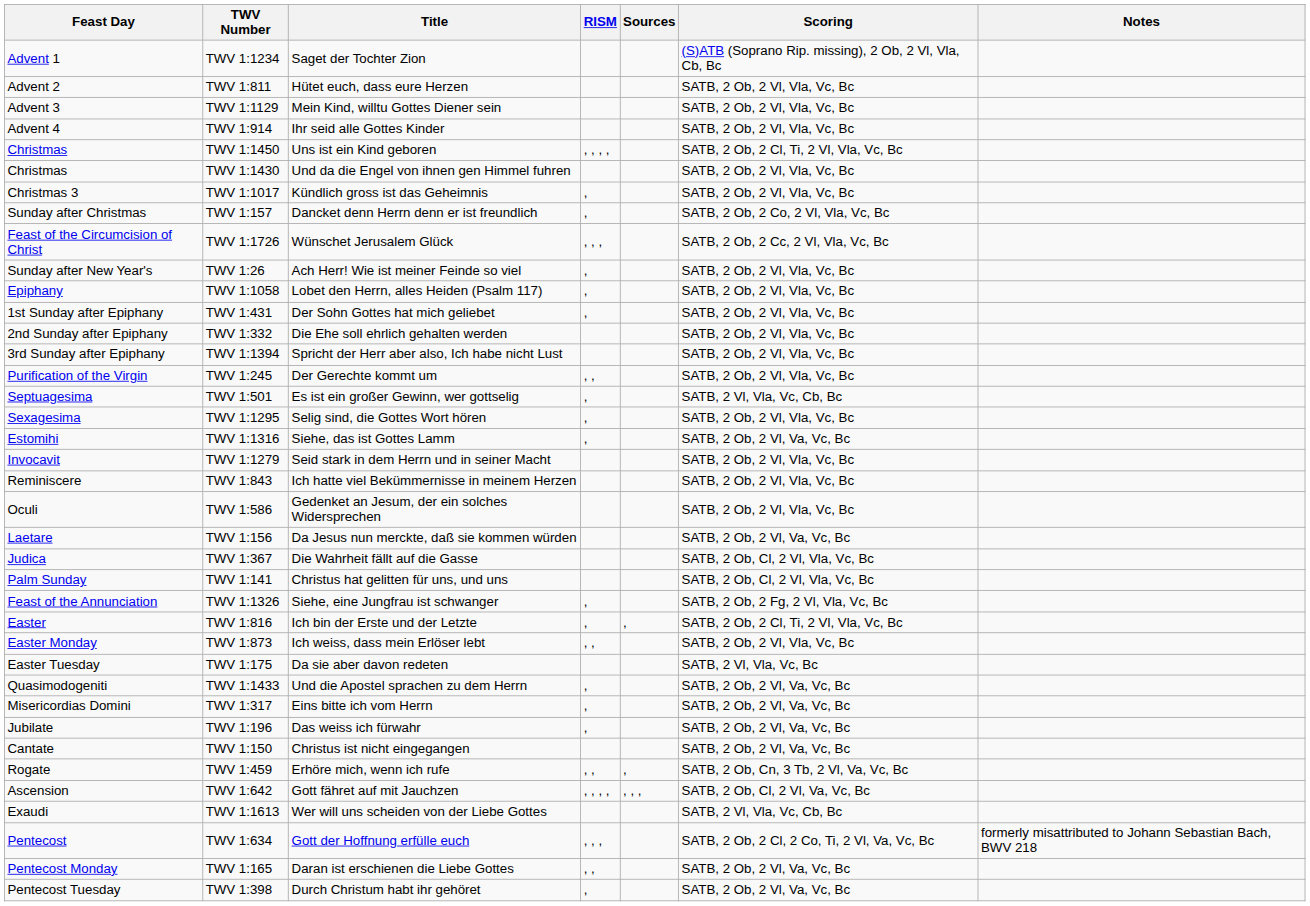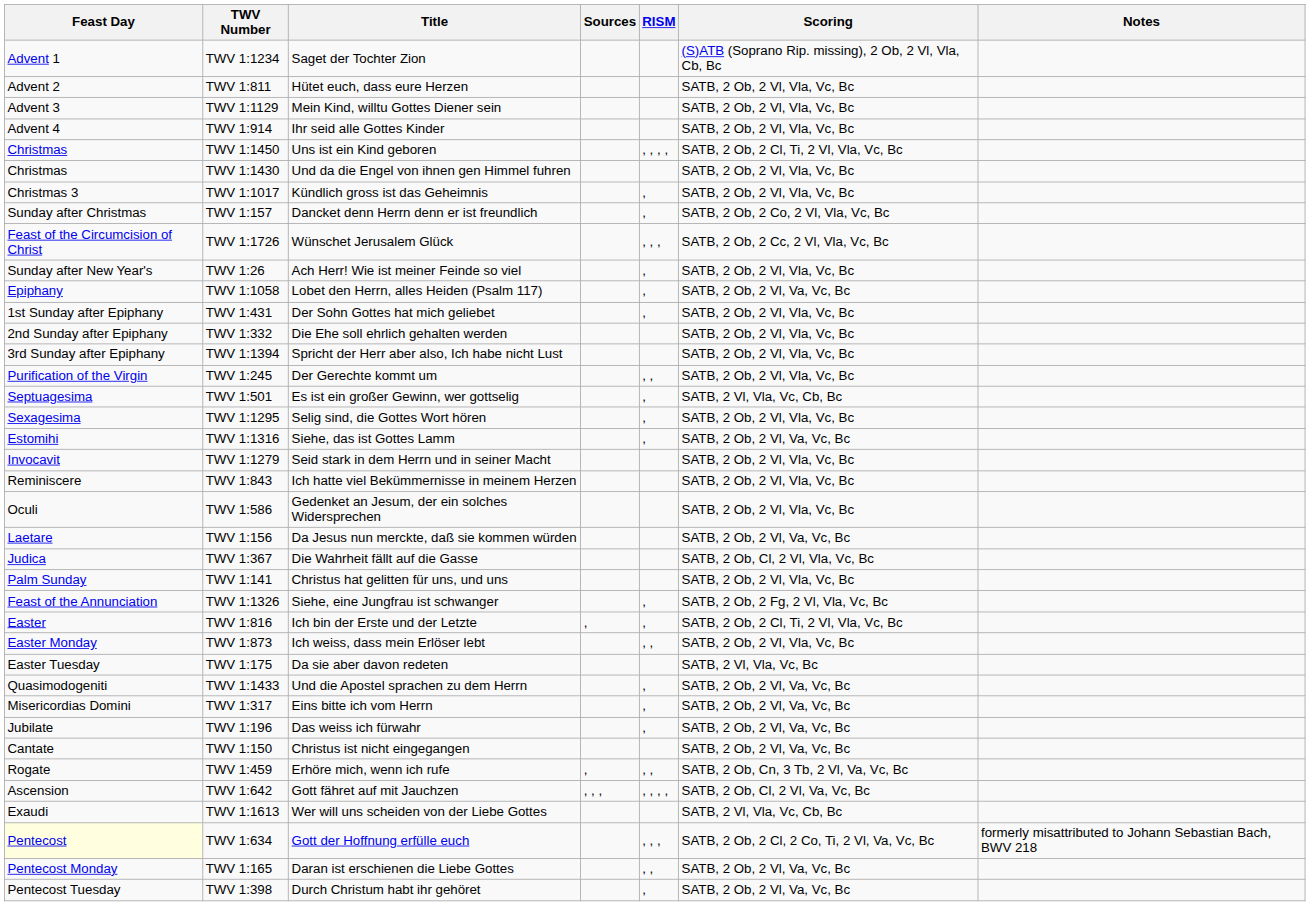columns swapped: (600, 22) <-> (649, 22)
(768, 291) SATB, 2 Ob, 2 Vl, Vla, Vc, Bc -> (766, 291) SATB, 2 Ob, 2 Vl, Va, Vc, Bc
(778, 580) SATB, 2 Ob, Cl, 2 Vl, Vla, Vc, Bc -> (768, 580) SATB, 2 Ob, 2 Vl, Vla, Vc, Bc
(37, 840) no background -> (37, 840) lightyellow background
